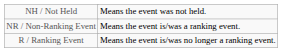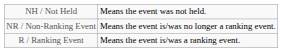(170, 26) Means the event is/was a ranking event. -> (188, 26) Means the event is/was no longer a ranking event.
(188, 41) Means the event is/was no longer a ranking event. -> (170, 41) Means the event is/was a ranking event.
